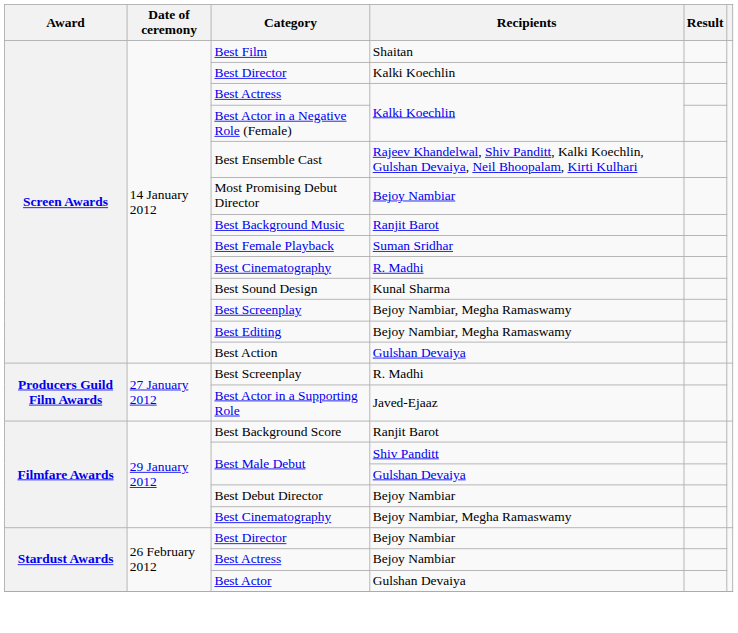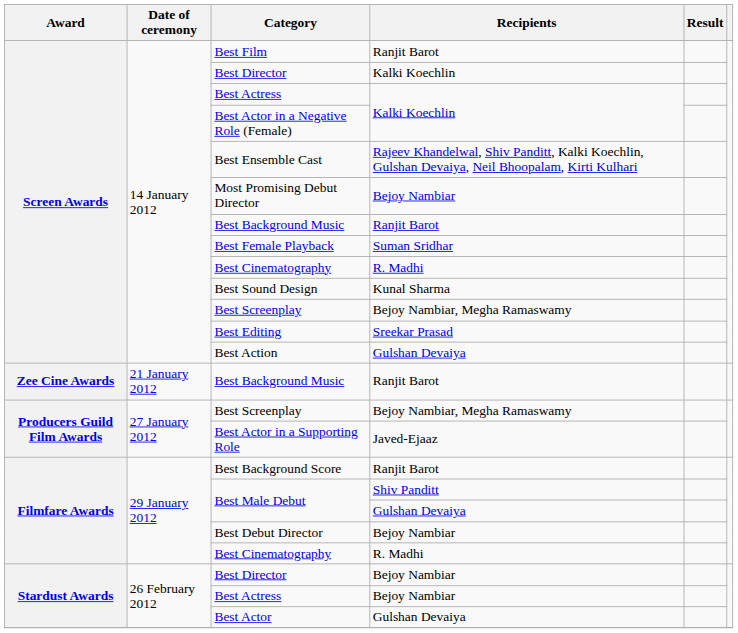(393, 51) Shaitan -> (406, 51) Ranjit Barot
(472, 331) Bejoy Nambiar, Megha Ramaswamy -> (413, 331) Sreekar Prasad
+ row: (66, 381)
(398, 374) R. Madhi -> (472, 410) Bejoy Nambiar, Megha Ramaswamy
(472, 517) Bejoy Nambiar, Megha Ramaswamy -> (398, 553) R. Madhi
